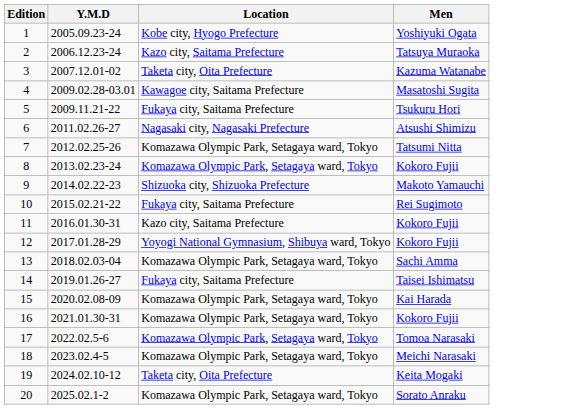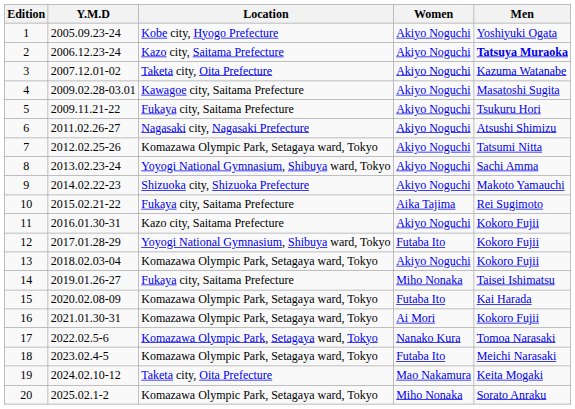+ column: (434, 14)
(438, 52) normal -> (522, 52) bold
(259, 166) Komazawa Olympic Park, Setagaya ward, Tokyo -> (266, 166) Yoyogi National Gymnasium, Shibuya ward, Tokyo
(427, 166) Kokoro Fujii -> (507, 166) Sachi Amma
(427, 261) Sachi Amma -> (508, 261) Kokoro Fujii
